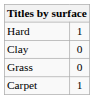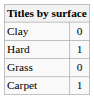rows swapped: (18, 31) <-> (18, 49)
